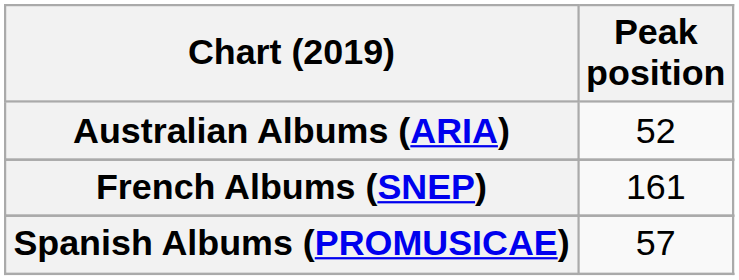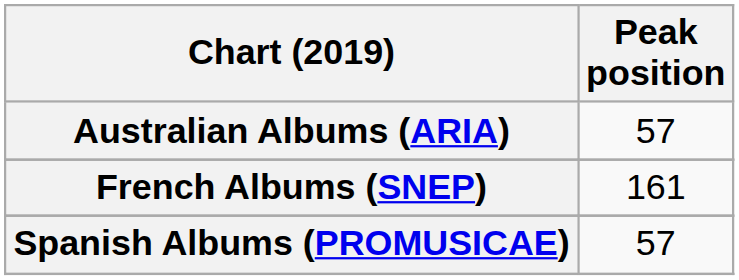(656, 130) 52 -> (656, 130) 57
